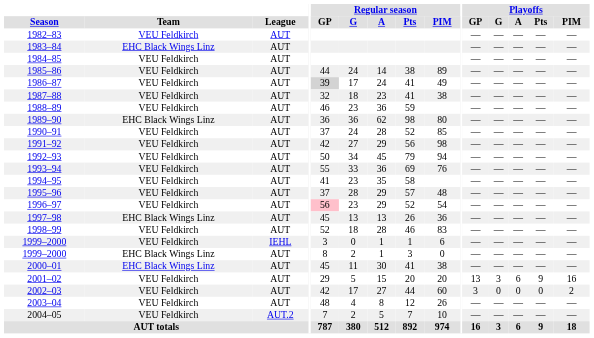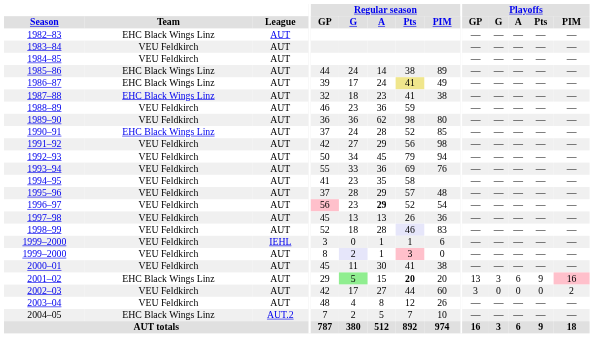(168, 34) VEU Feldkirch -> (168, 34) EHC Black Wings Linz
(168, 46) EHC Black Wings Linz -> (168, 46) VEU Feldkirch
(168, 71) VEU Feldkirch -> (168, 71) EHC Black Wings Linz
(168, 83) VEU Feldkirch -> (168, 83) EHC Black Wings Linz
(325, 83) lightgrey background -> (325, 83) no background
(410, 83) no background -> (410, 83) khaki background
(168, 95) VEU Feldkirch -> (168, 95) EHC Black Wings Linz
(168, 120) EHC Black Wings Linz -> (168, 120) VEU Feldkirch
(168, 132) VEU Feldkirch -> (168, 132) EHC Black Wings Linz
(382, 205) normal -> (382, 205) bold
(168, 217) EHC Black Wings Linz -> (168, 217) VEU Feldkirch
(410, 229) no background -> (410, 229) lavender background
(168, 254) EHC Black Wings Linz -> (168, 254) VEU Feldkirch
(353, 254) no background -> (353, 254) lavender background
(410, 254) no background -> (410, 254) pink background
(168, 266) EHC Black Wings Linz -> (168, 266) VEU Feldkirch
(168, 278) VEU Feldkirch -> (168, 278) EHC Black Wings Linz
(353, 278) no background -> (353, 278) lightgreen background
(410, 278) normal -> (410, 278) bold
(572, 278) no background -> (572, 278) pink background
(168, 315) VEU Feldkirch -> (168, 315) EHC Black Wings Linz
